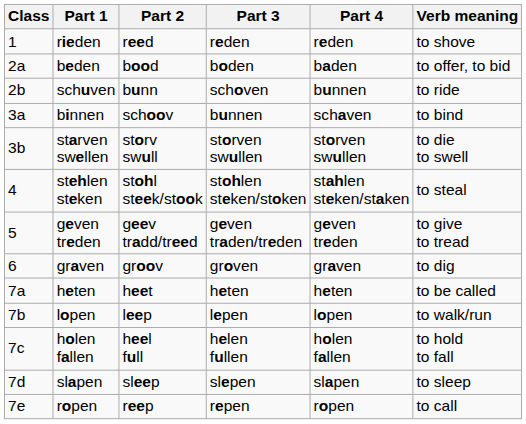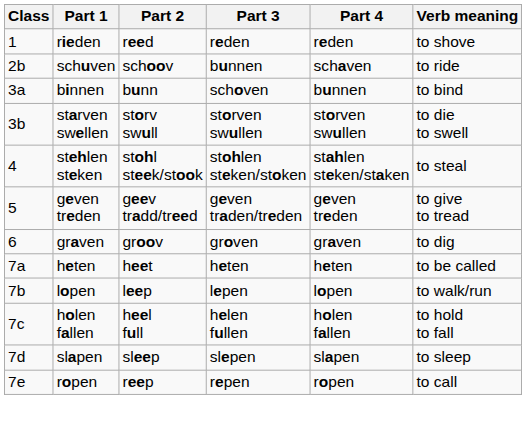- row: (78, 66)
(140, 90) bunn -> (148, 66) schoov
(239, 90) schoven -> (236, 66) bunnen
(340, 90) bunnen -> (343, 66) schaven
(148, 115) schoov -> (140, 90) bunn
(236, 115) bunnen -> (239, 90) schoven
(343, 115) schaven -> (340, 90) bunnen
